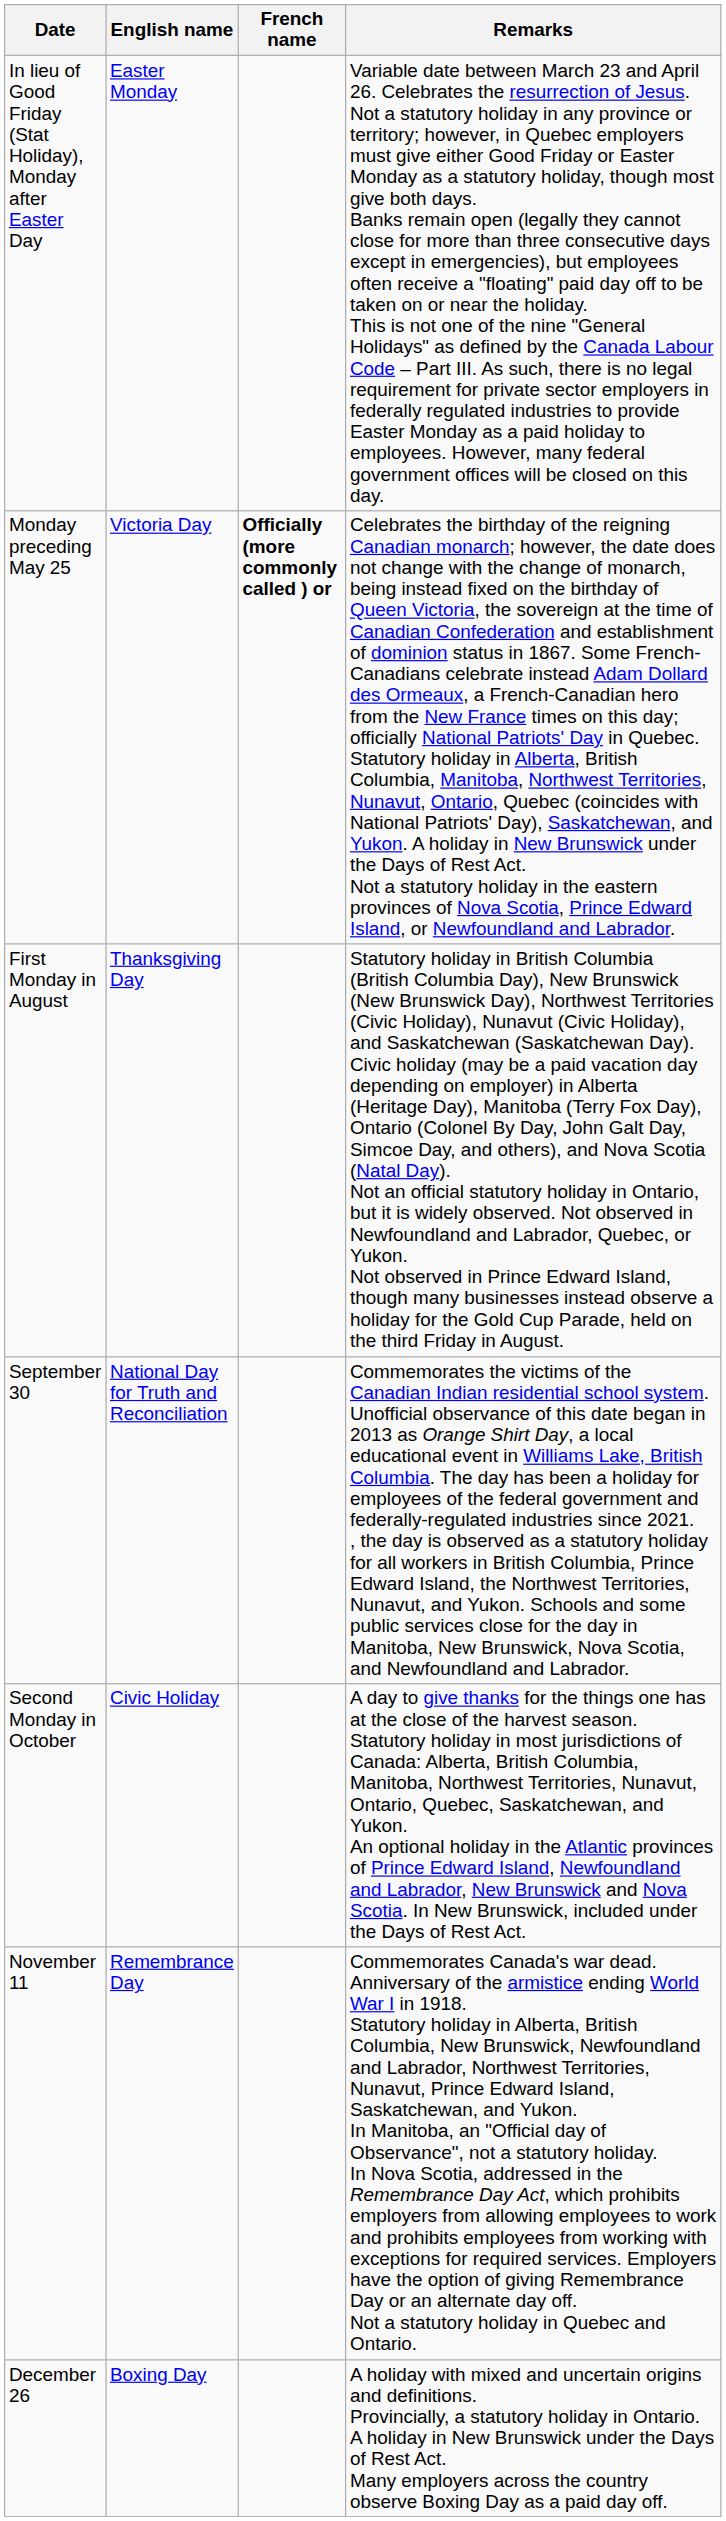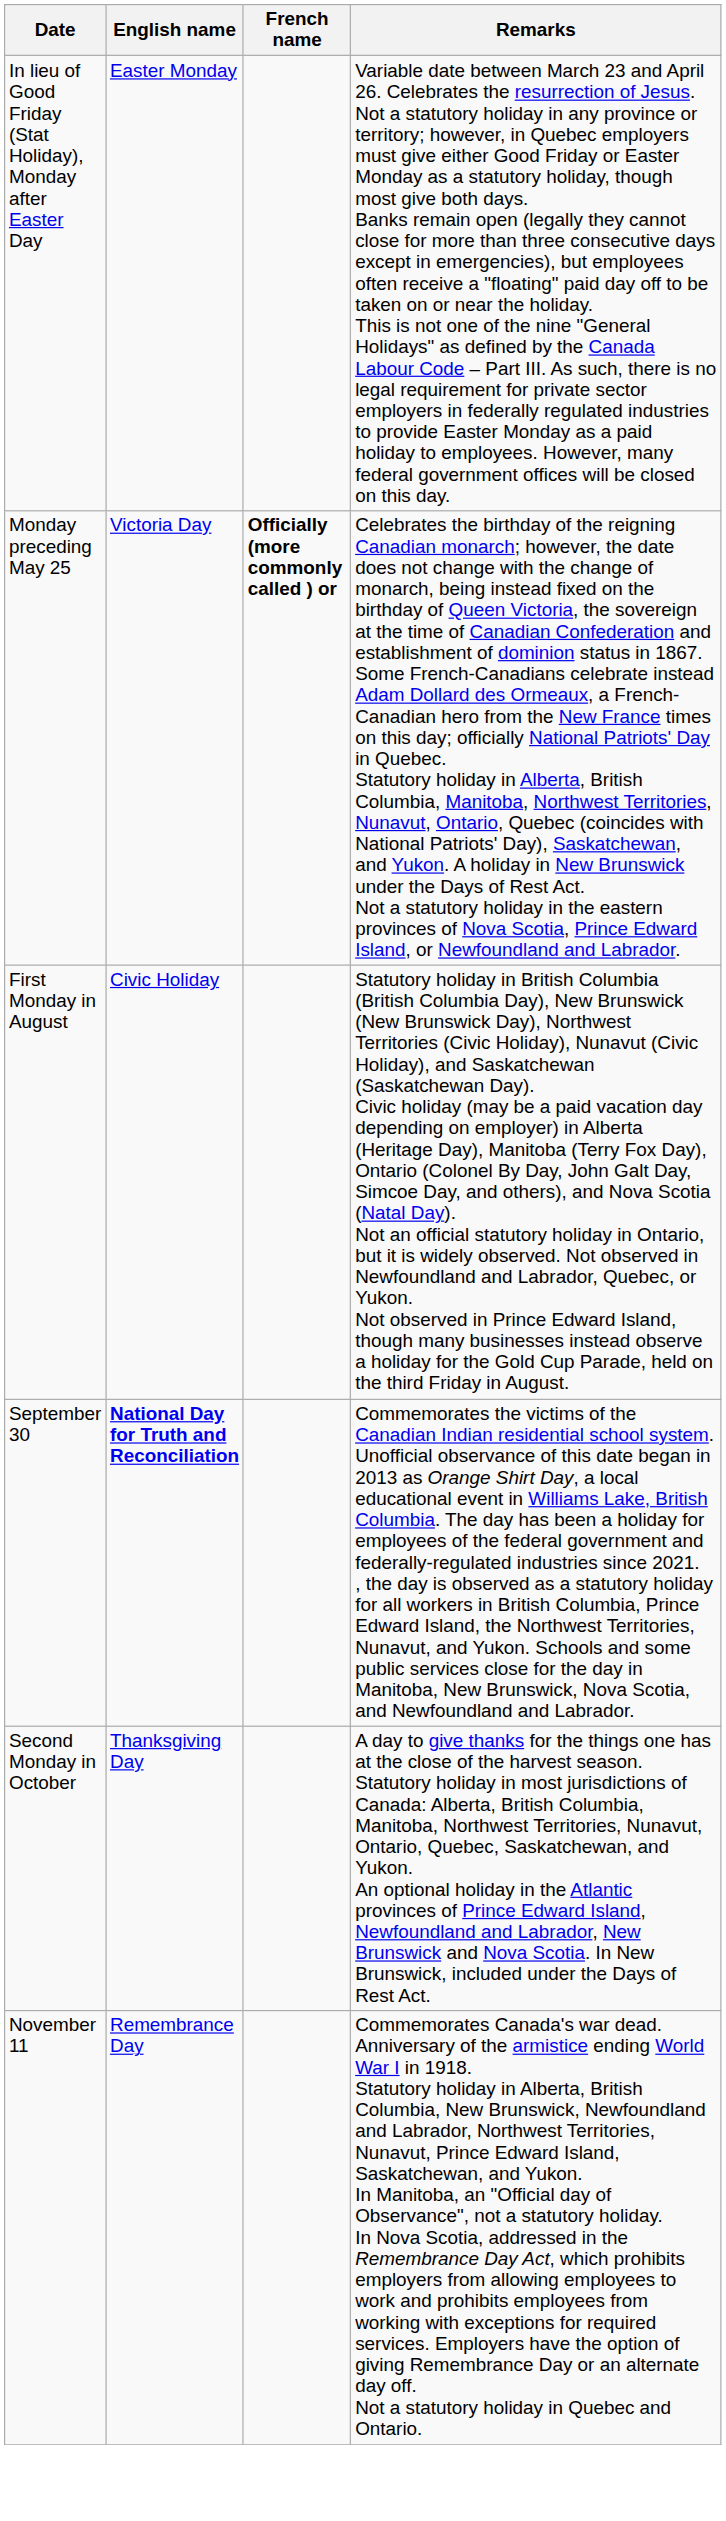(166, 969) Thanksgiving Day -> (165, 980) Civic Holiday
(169, 1392) normal -> (175, 1434) bold
(165, 1698) Civic Holiday -> (166, 1751) Thanksgiving Day
- row: (52, 2384)
